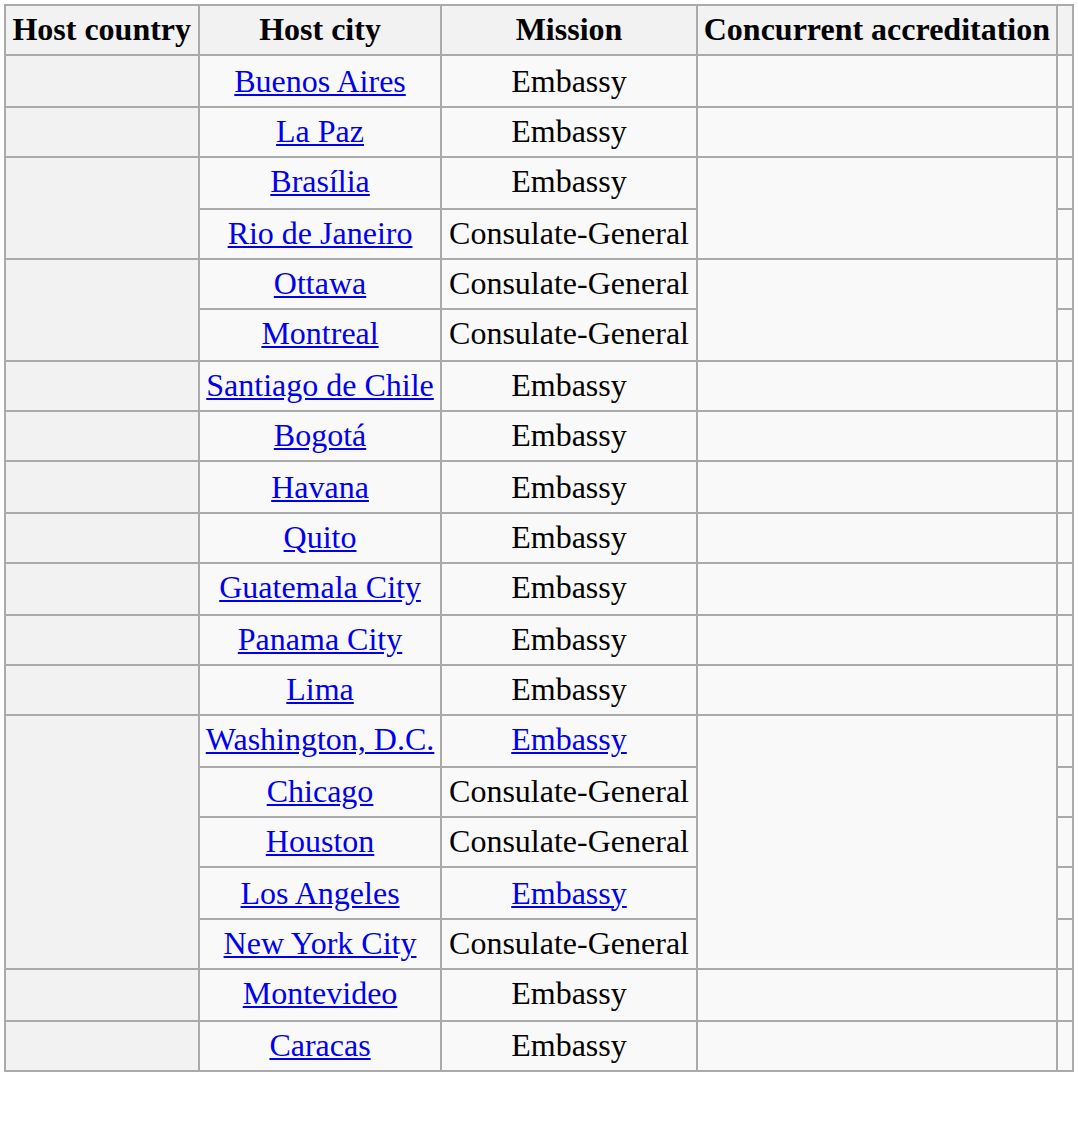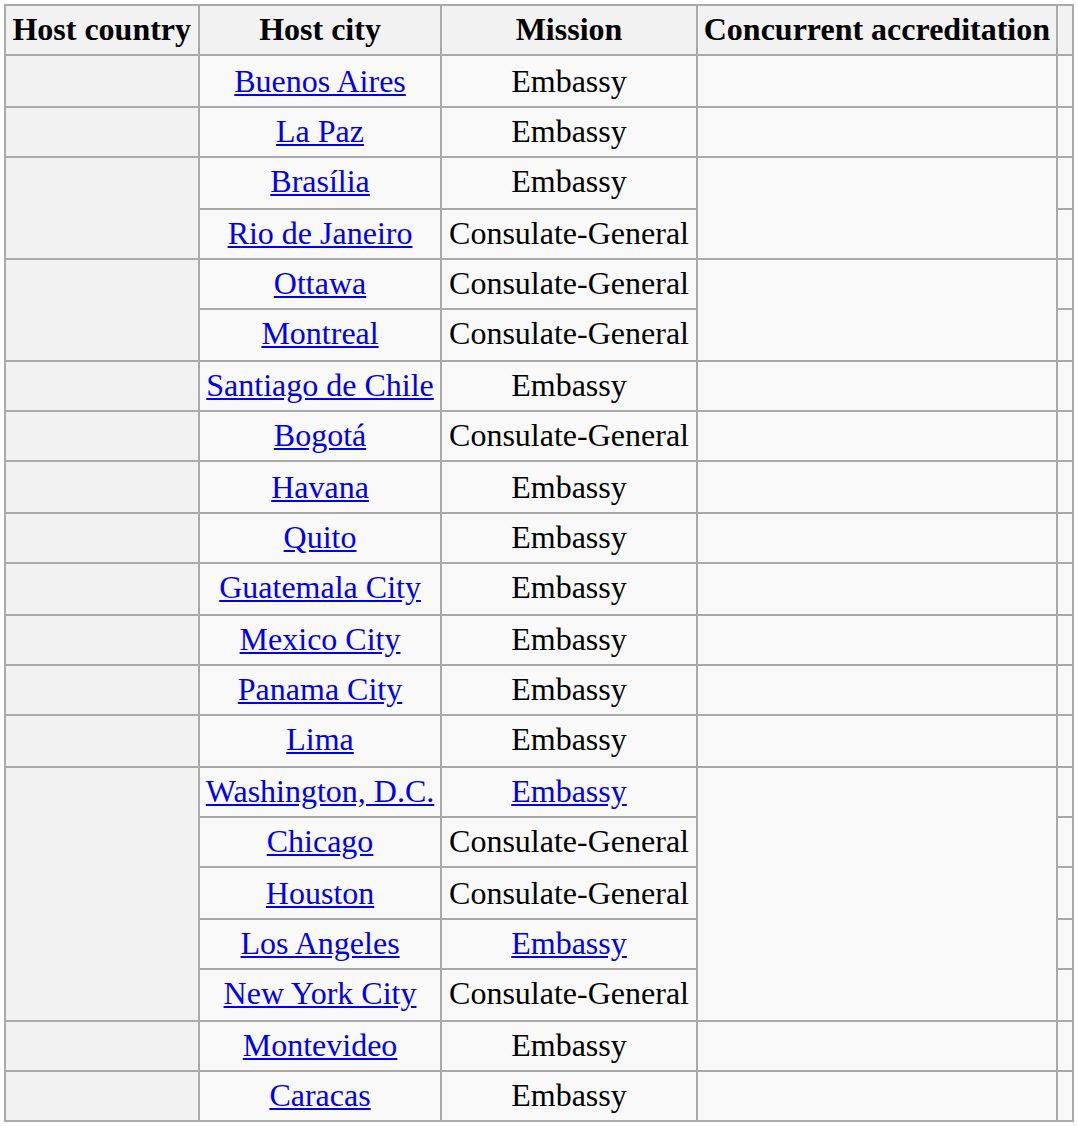(569, 435) Embassy -> (569, 435) Consulate-General
+ row: (320, 638)
